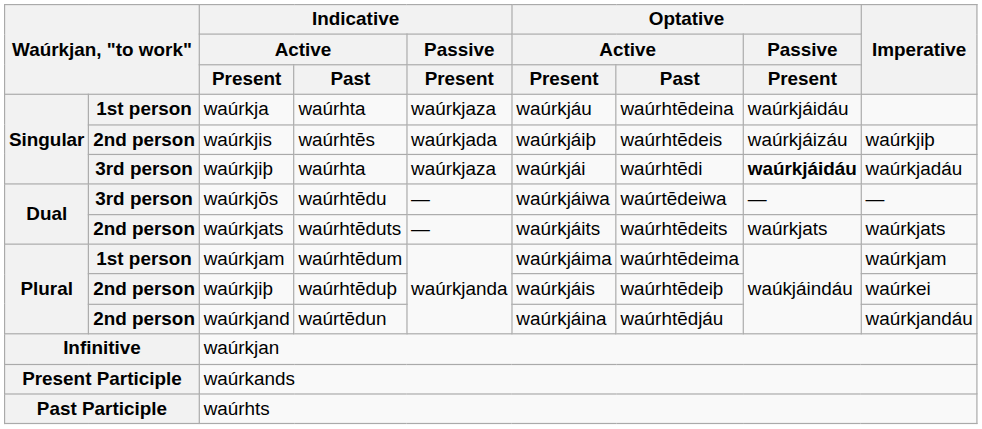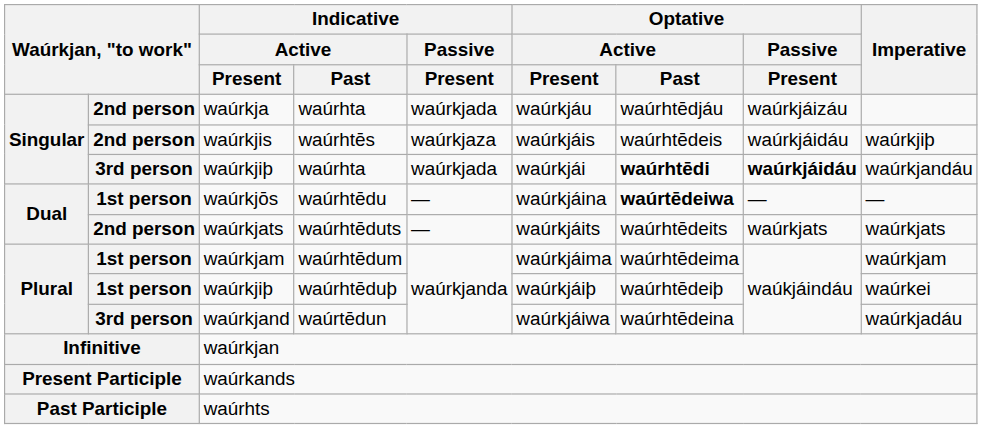(144, 109) 1st person -> (144, 109) 2nd person
(454, 109) waúrkjaza -> (454, 109) waúrkjada
(677, 109) waúrhtēdeina -> (672, 109) waúrhtēdjáu
(798, 109) waúrkjáidáu -> (798, 109) waúrkjáizáu
(454, 139) waúrkjada -> (454, 139) waúrkjaza
(556, 139) waúrkjáiþ -> (556, 139) waúrkjáis
(798, 139) waúrkjáizáu -> (798, 139) waúrkjáidáu
(454, 169) waúrkjaza -> (454, 169) waúrkjada
(661, 169) normal -> (665, 169) bold
(914, 169) waúrkjadáu -> (919, 169) waúrkjandáu
(144, 199) 3rd person -> (144, 199) 1st person
(563, 199) waúrkjáiwa -> (561, 199) waúrkjáina
(673, 199) normal -> (677, 199) bold
(144, 288) 2nd person -> (144, 288) 1st person
(556, 288) waúrkjáis -> (556, 288) waúrkjáiþ
(144, 318) 2nd person -> (144, 318) 3rd person
(561, 318) waúrkjáina -> (563, 318) waúrkjáiwa
(672, 318) waúrhtēdjáu -> (677, 318) waúrhtēdeina
(919, 318) waúrkjandáu -> (914, 318) waúrkjadáu
